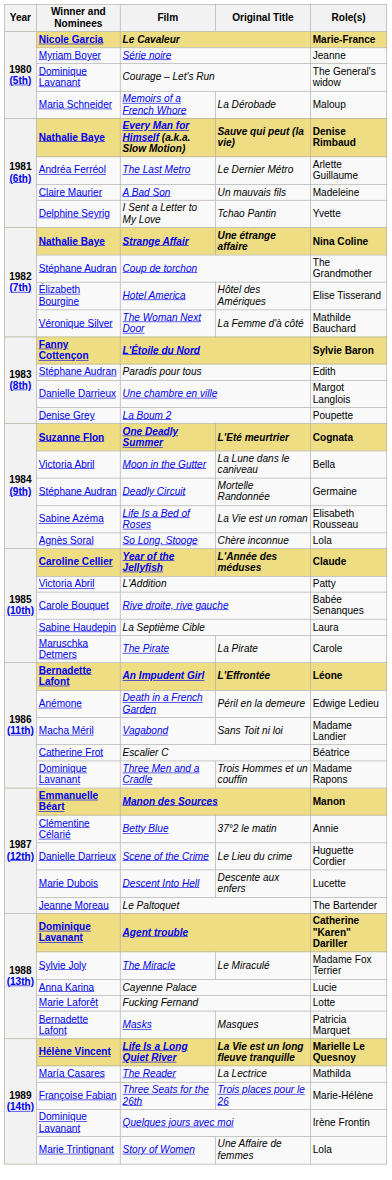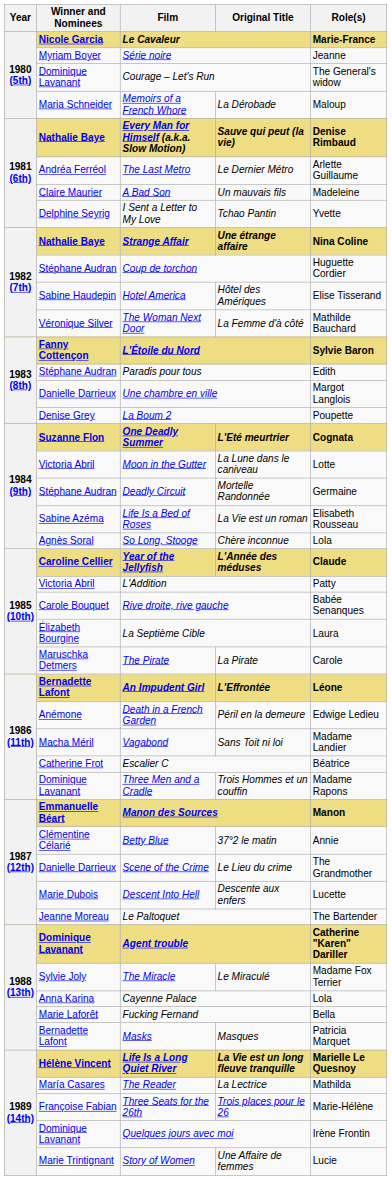(342, 268) The Grandmother -> (333, 268) Huguette Cordier
(59, 296) Élizabeth Bourgine -> (77, 296) Sabine Haudepin
(324, 464) Bella -> (324, 464) Lotte
(77, 627) Sabine Haudepin -> (59, 633) Élizabeth Bourgine
(333, 856) Huguette Cordier -> (342, 867) The Grandmother
(325, 987) Lucie -> (322, 998) Lola
(324, 1003) Lotte -> (324, 1014) Bella
(322, 1150) Lola -> (325, 1161) Lucie
